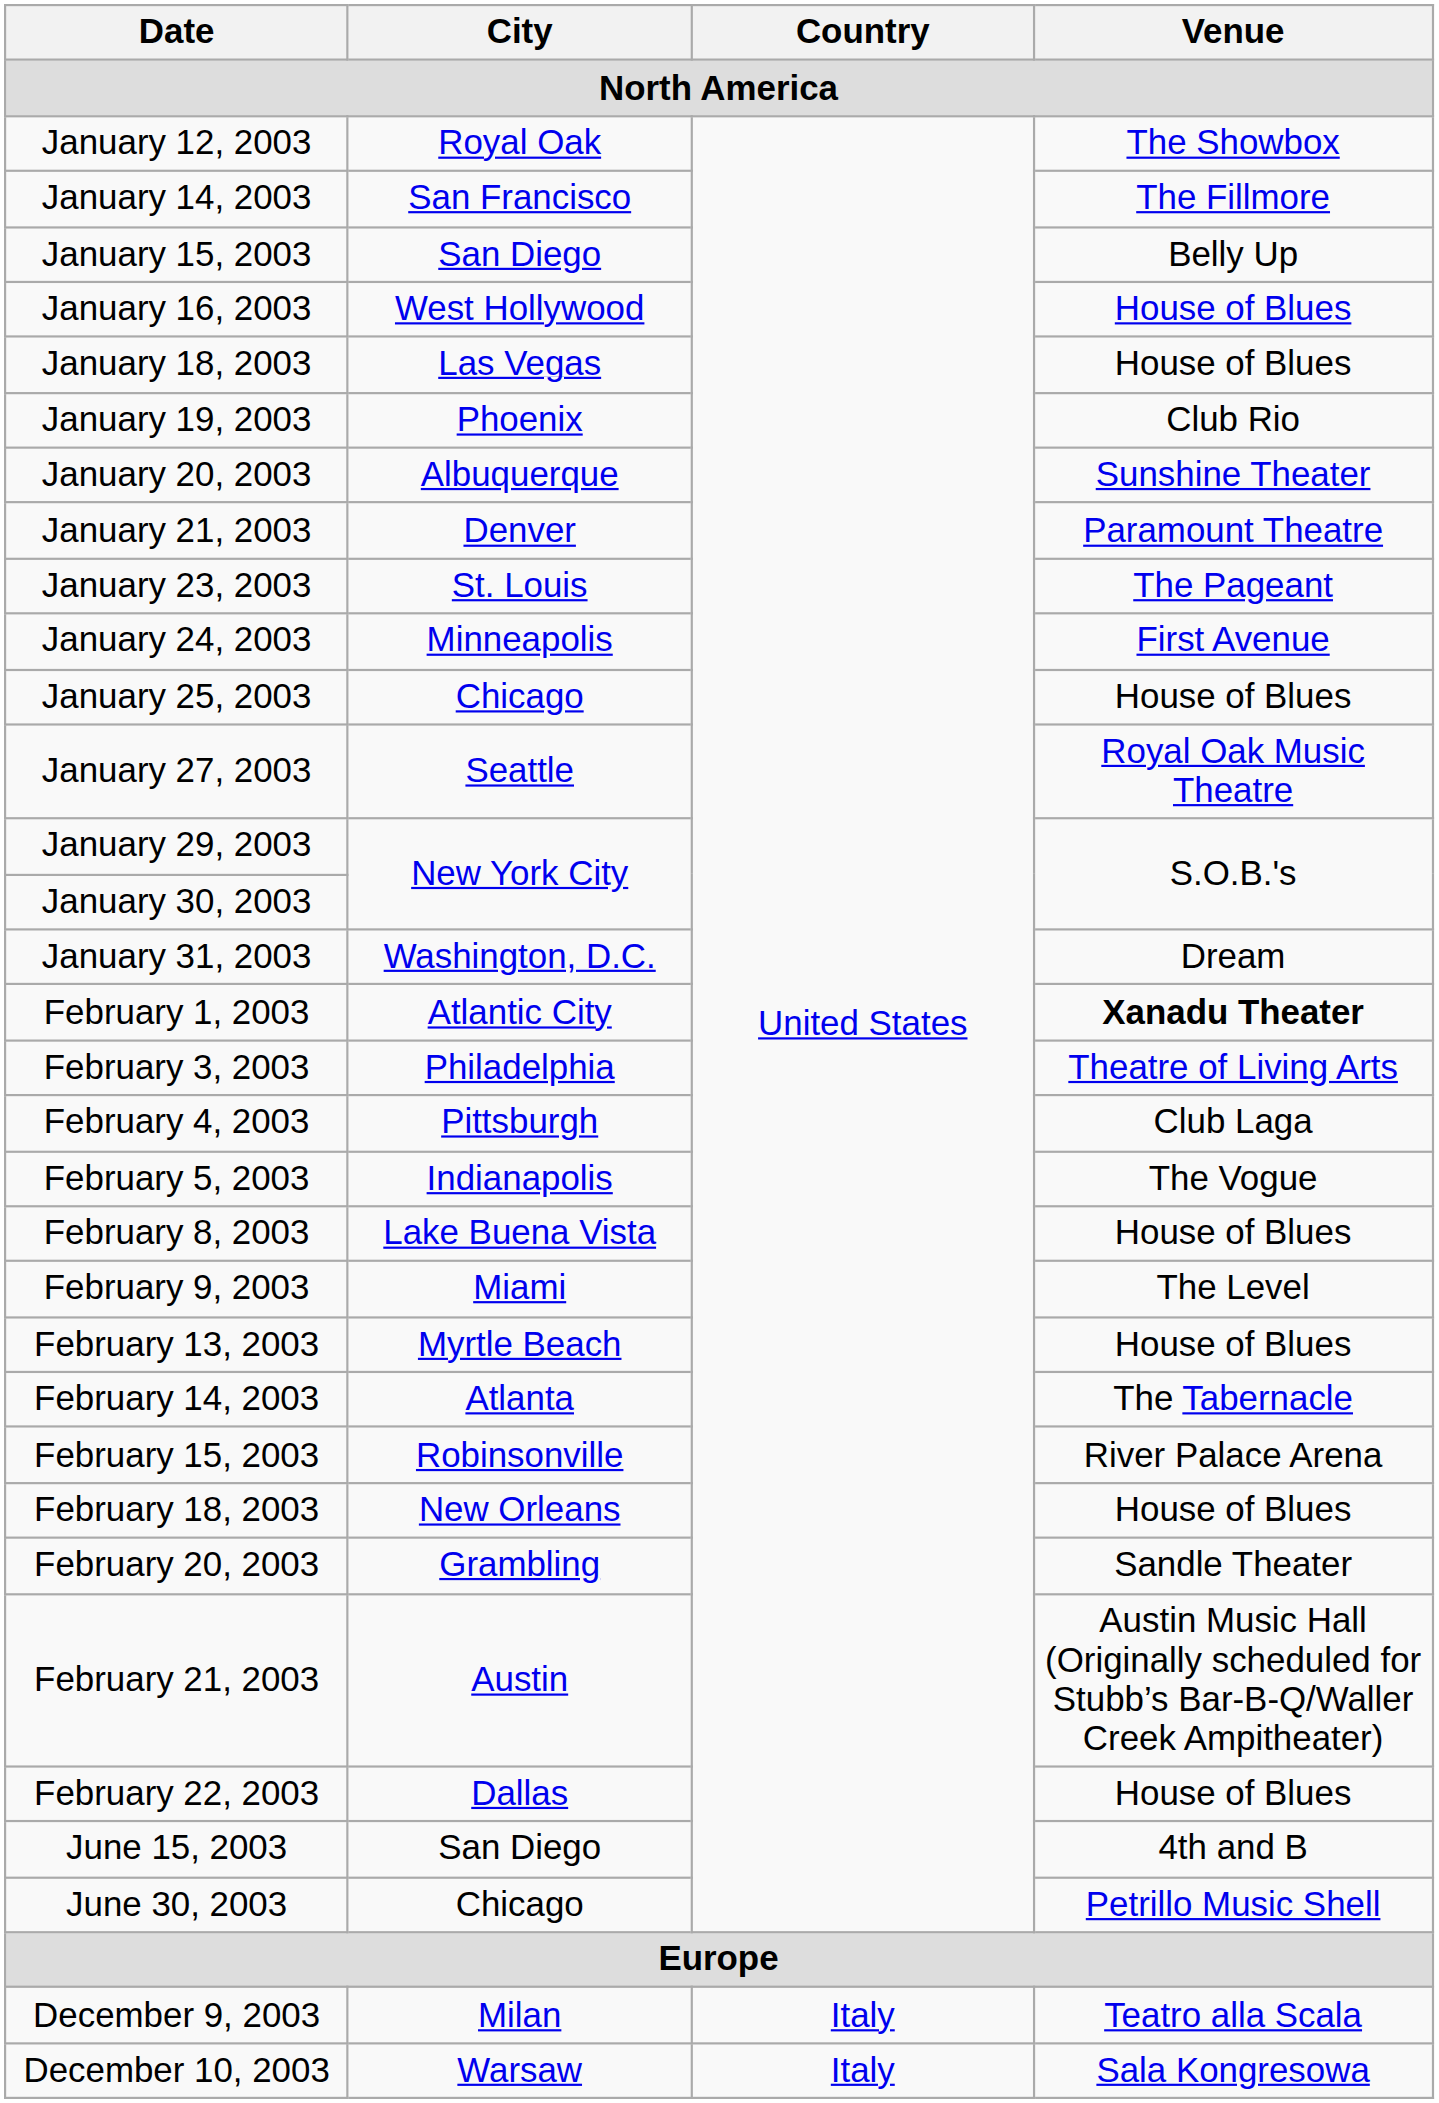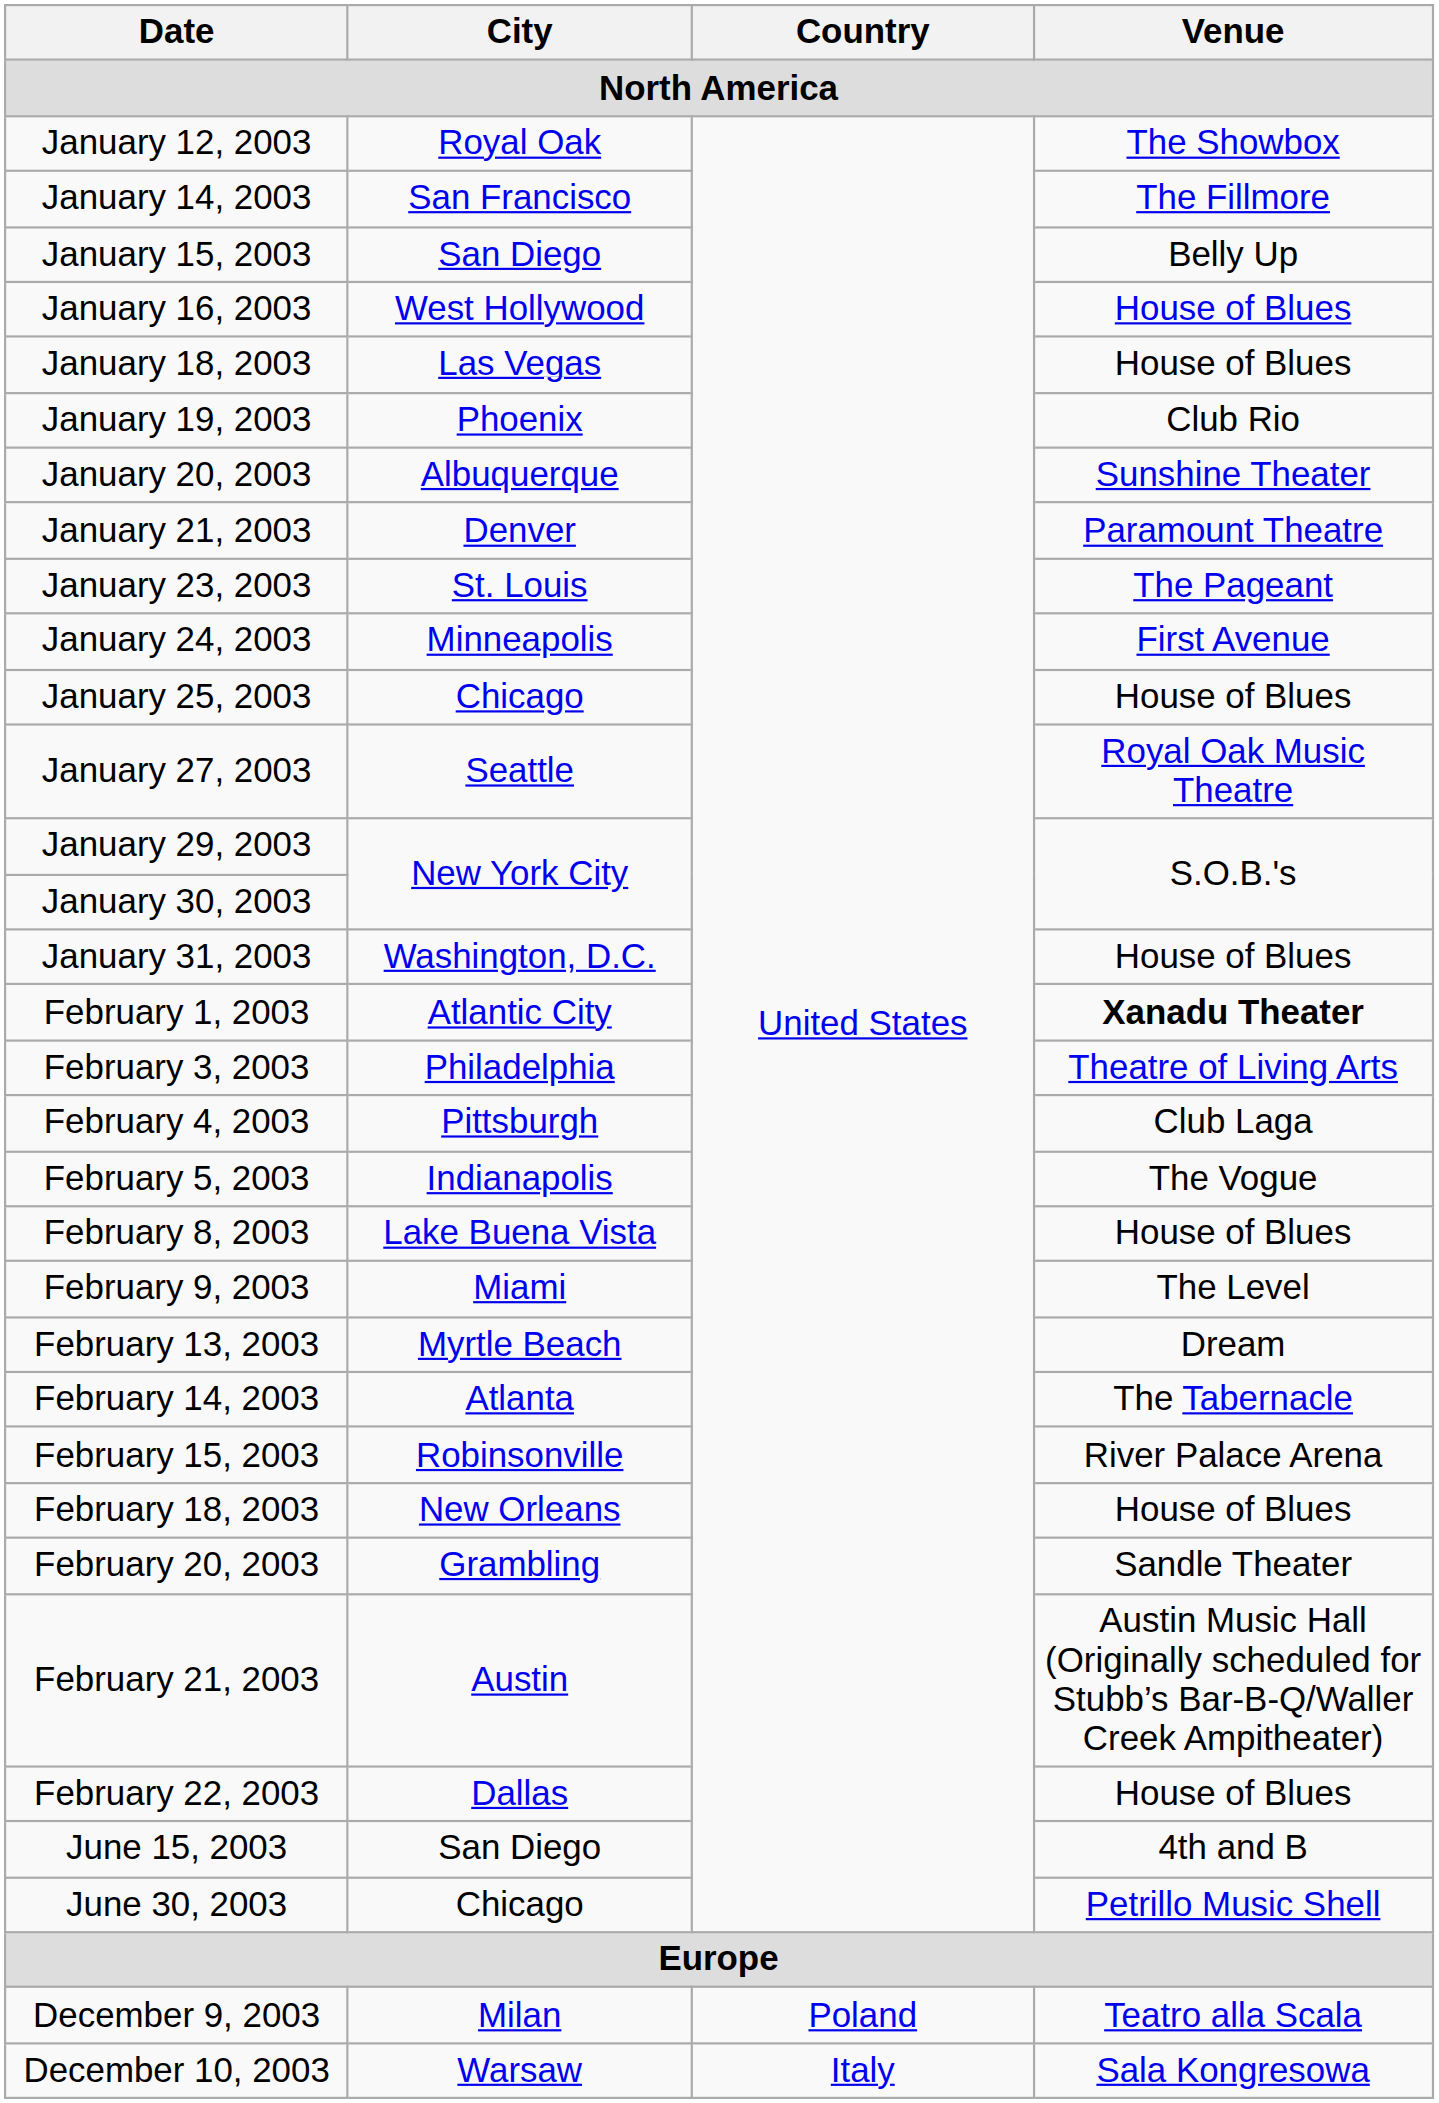(1233, 956) Dream -> (1233, 956) House of Blues
(1233, 1343) House of Blues -> (1233, 1343) Dream
(863, 2014) Italy -> (863, 2014) Poland
